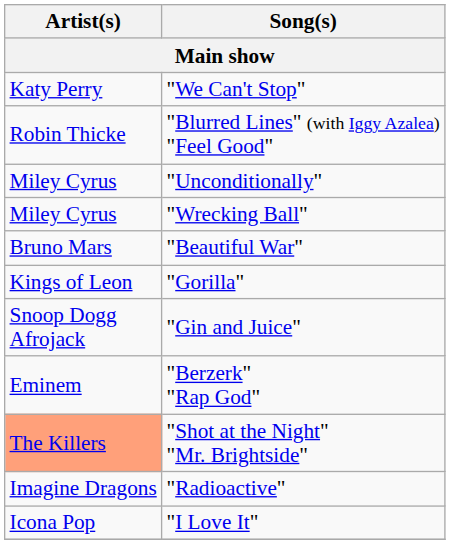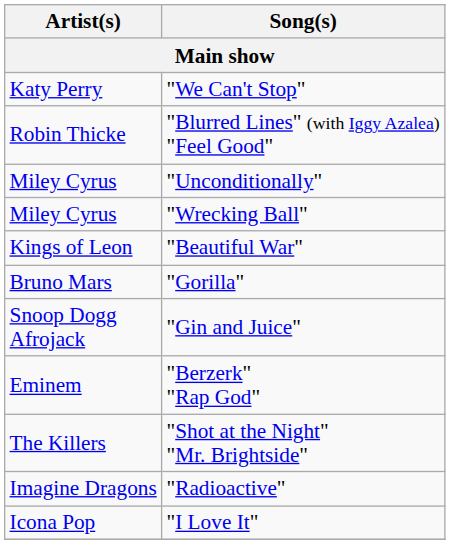(61, 247) Bruno Mars -> (71, 247) Kings of Leon
(71, 281) Kings of Leon -> (61, 281) Bruno Mars
(58, 442) lightsalmon background -> (58, 442) no background
